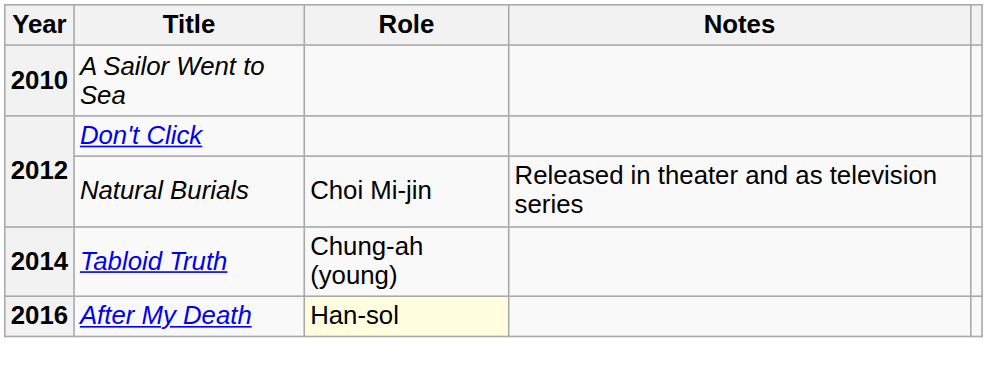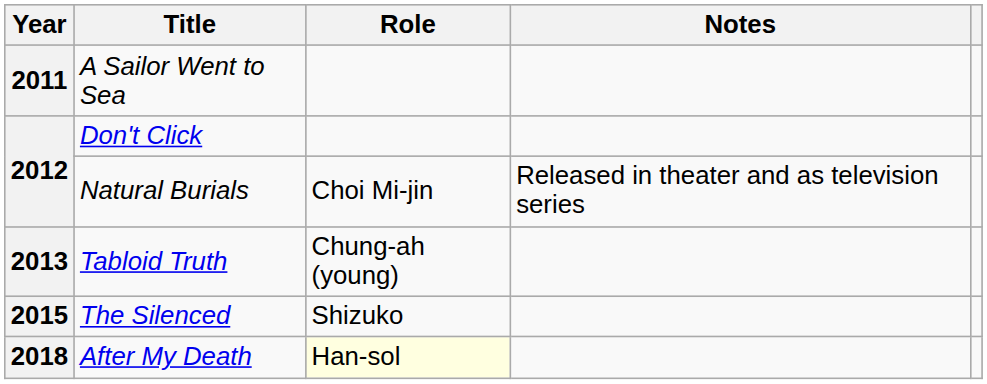(39, 80) 2010 -> (39, 80) 2011
(39, 260) 2014 -> (39, 260) 2013
+ row: (155, 316)
(39, 316) 2016 -> (39, 356) 2018
